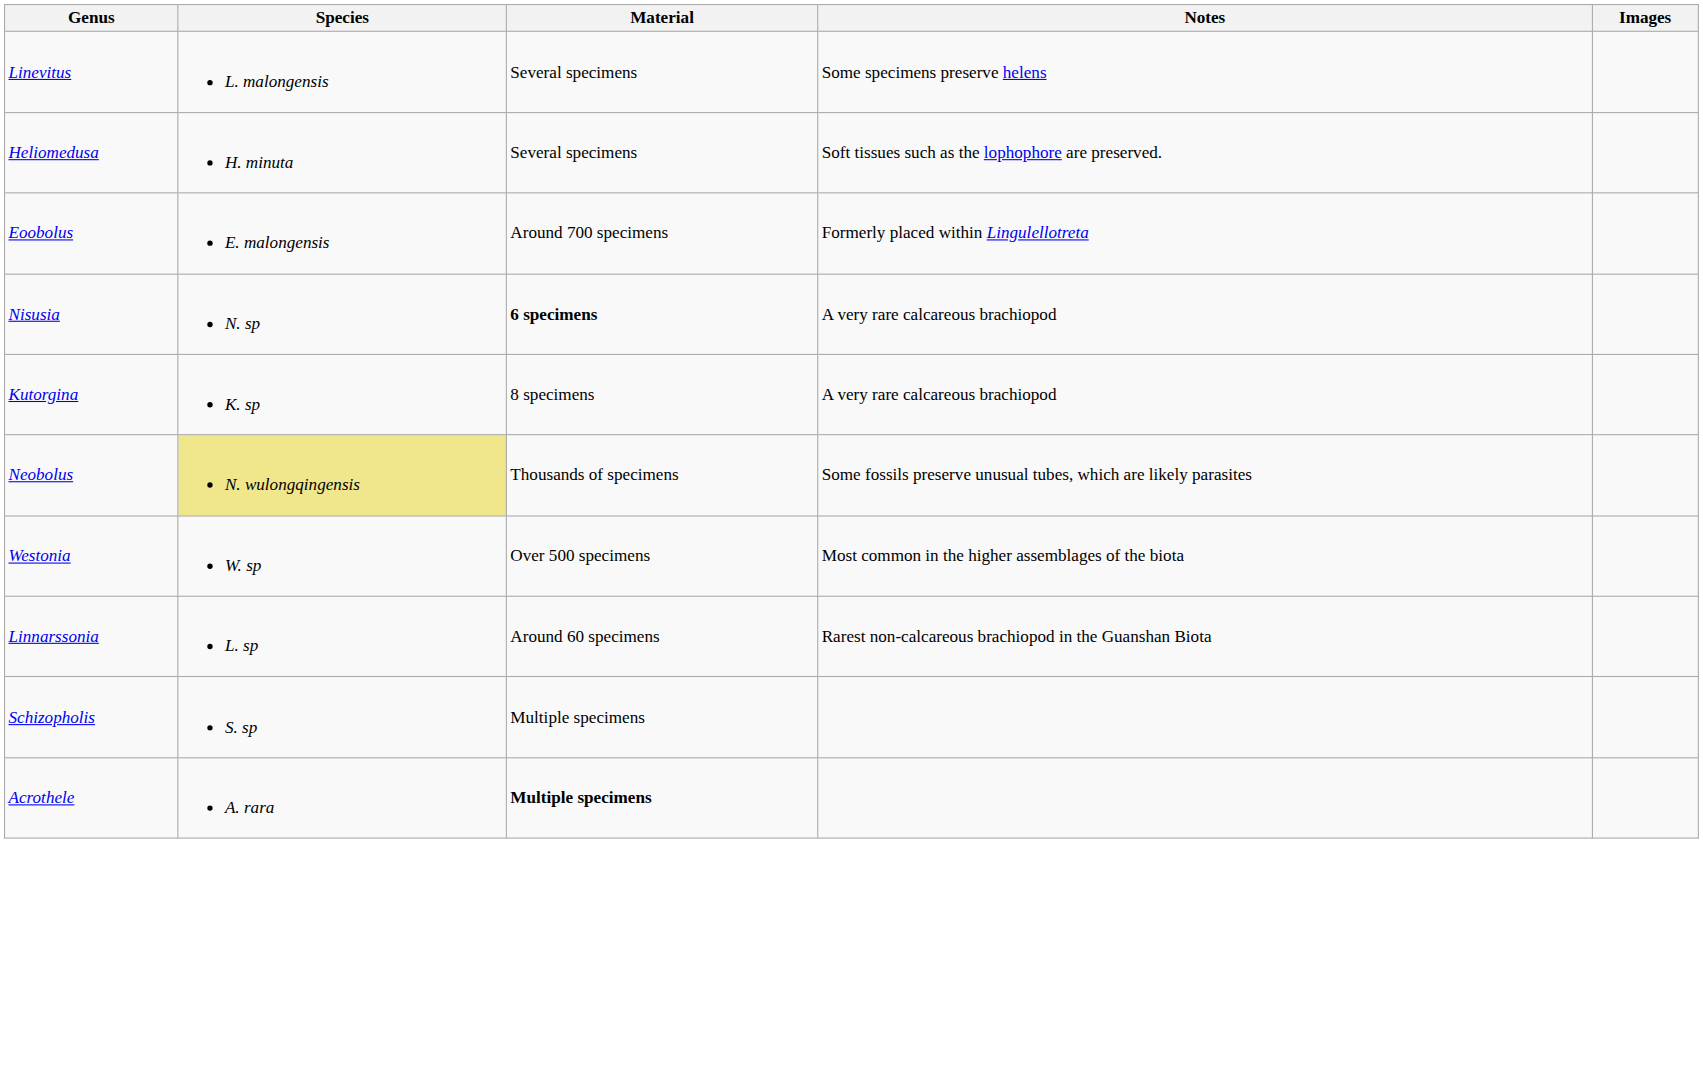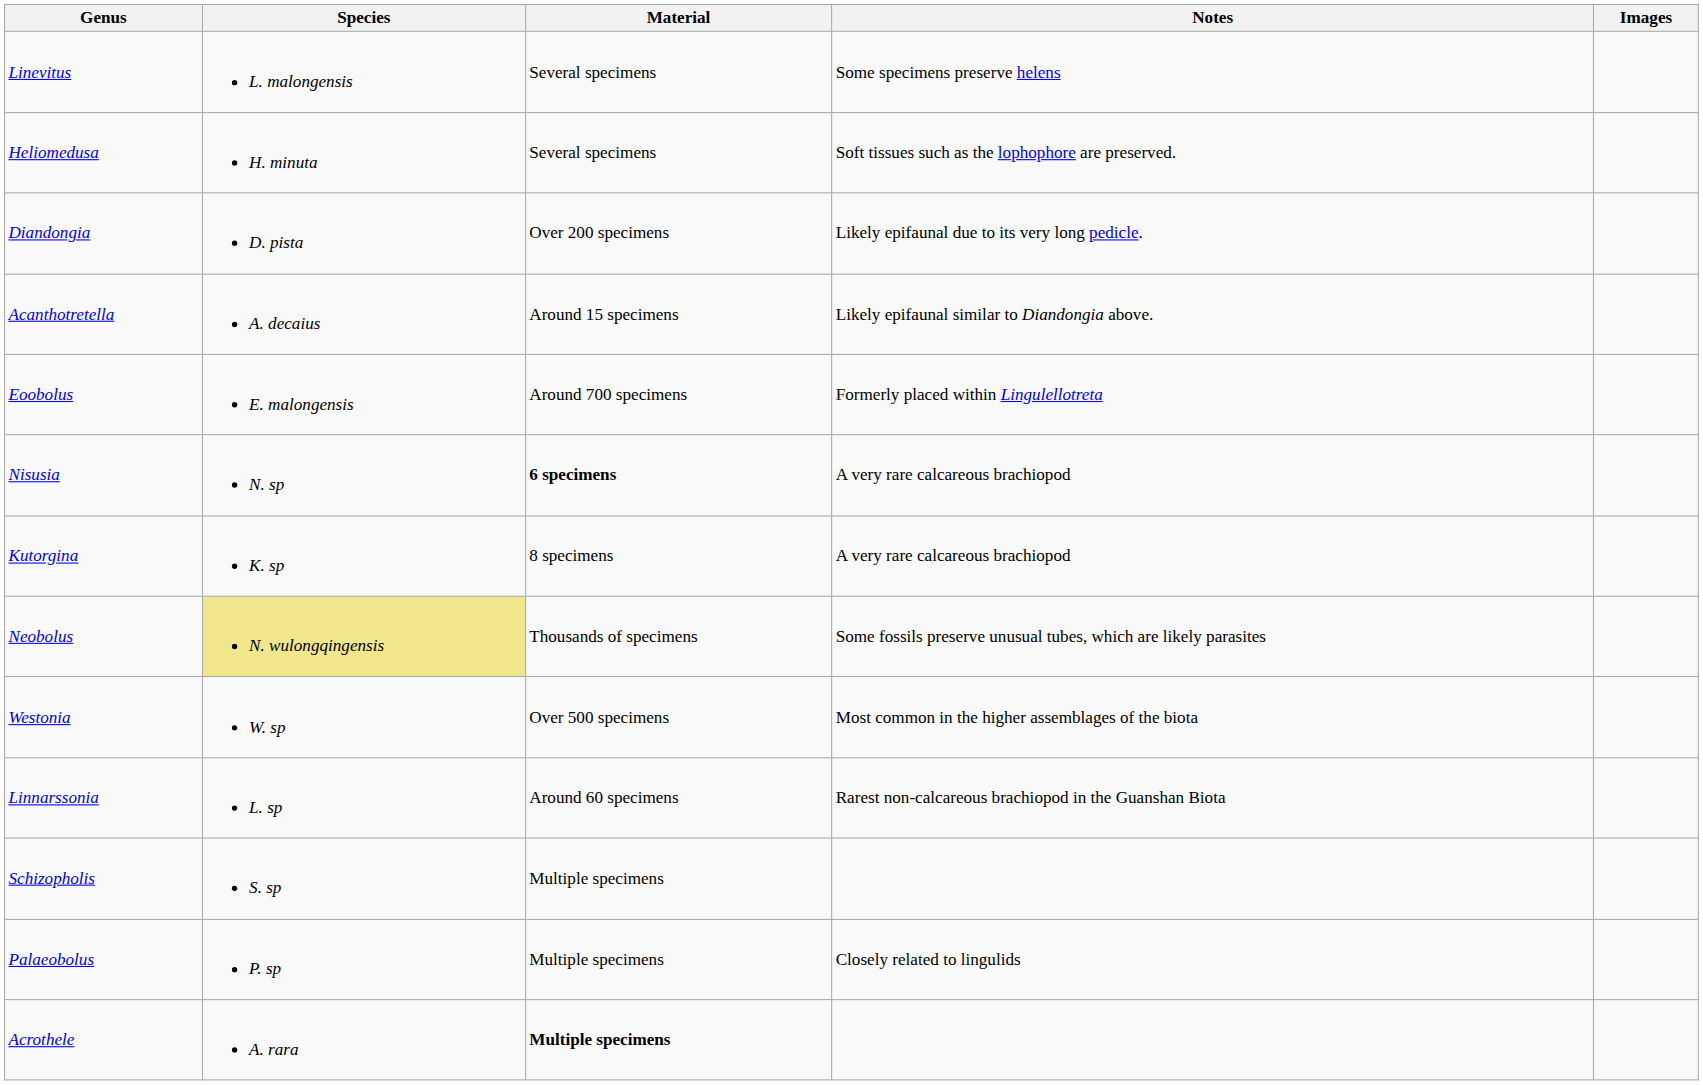+ row: (49, 233)
+ row: (61, 313)
+ row: (51, 959)
